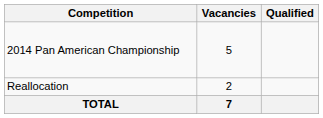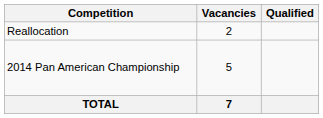rows swapped: (93, 50) <-> (38, 86)
